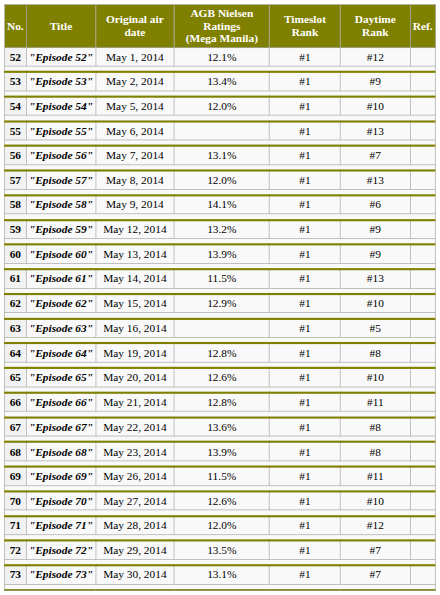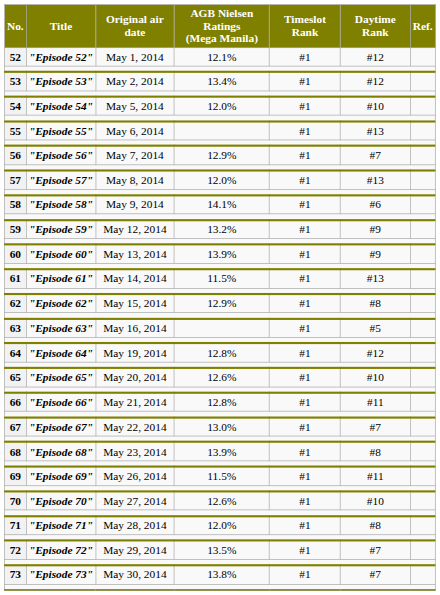(375, 81) #9 -> (375, 81) #12
(222, 155) 13.1% -> (222, 155) 12.9%
(375, 303) #10 -> (375, 303) #8
(375, 353) #8 -> (375, 353) #12
(222, 427) 13.6% -> (222, 427) 13.0%
(375, 427) #8 -> (375, 427) #7
(375, 525) #12 -> (375, 525) #8
(222, 575) 13.1% -> (222, 575) 13.8%
